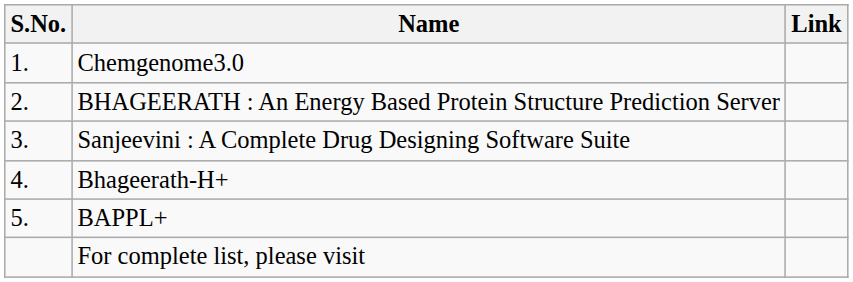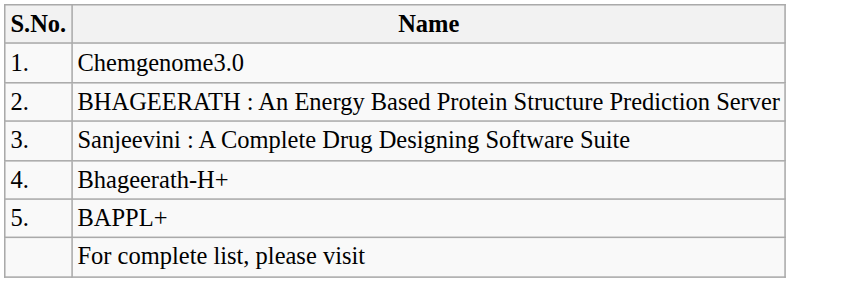- column: (816, 23)
